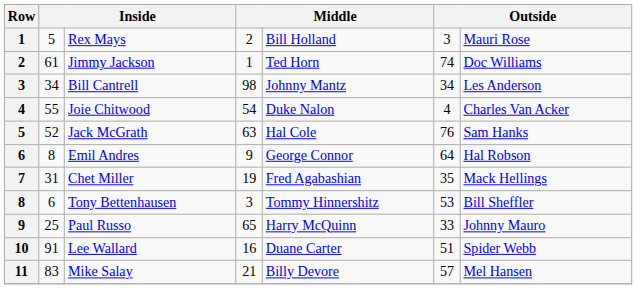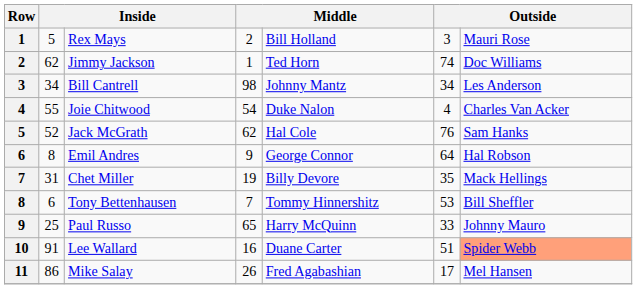(52, 63) 61 -> (52, 63) 62
(249, 132) 63 -> (249, 132) 62
(313, 179) Fred Agabashian -> (302, 179) Billy Devore
(249, 202) 3 -> (249, 202) 7
(500, 249) no background -> (500, 249) lightsalmon background
(52, 272) 83 -> (52, 272) 86
(249, 272) 21 -> (249, 272) 26
(302, 272) Billy Devore -> (313, 272) Fred Agabashian
(447, 272) 57 -> (447, 272) 17
